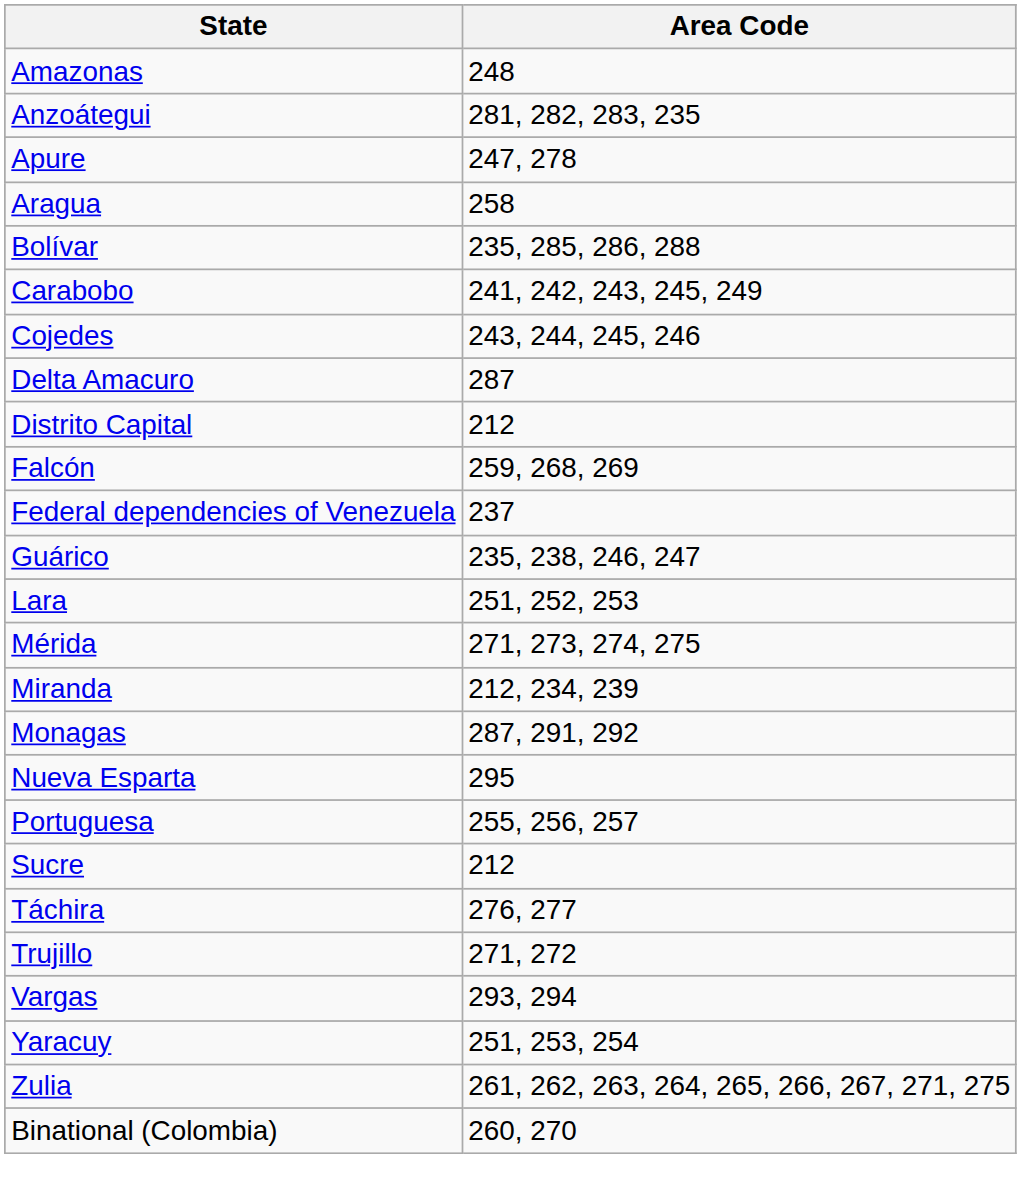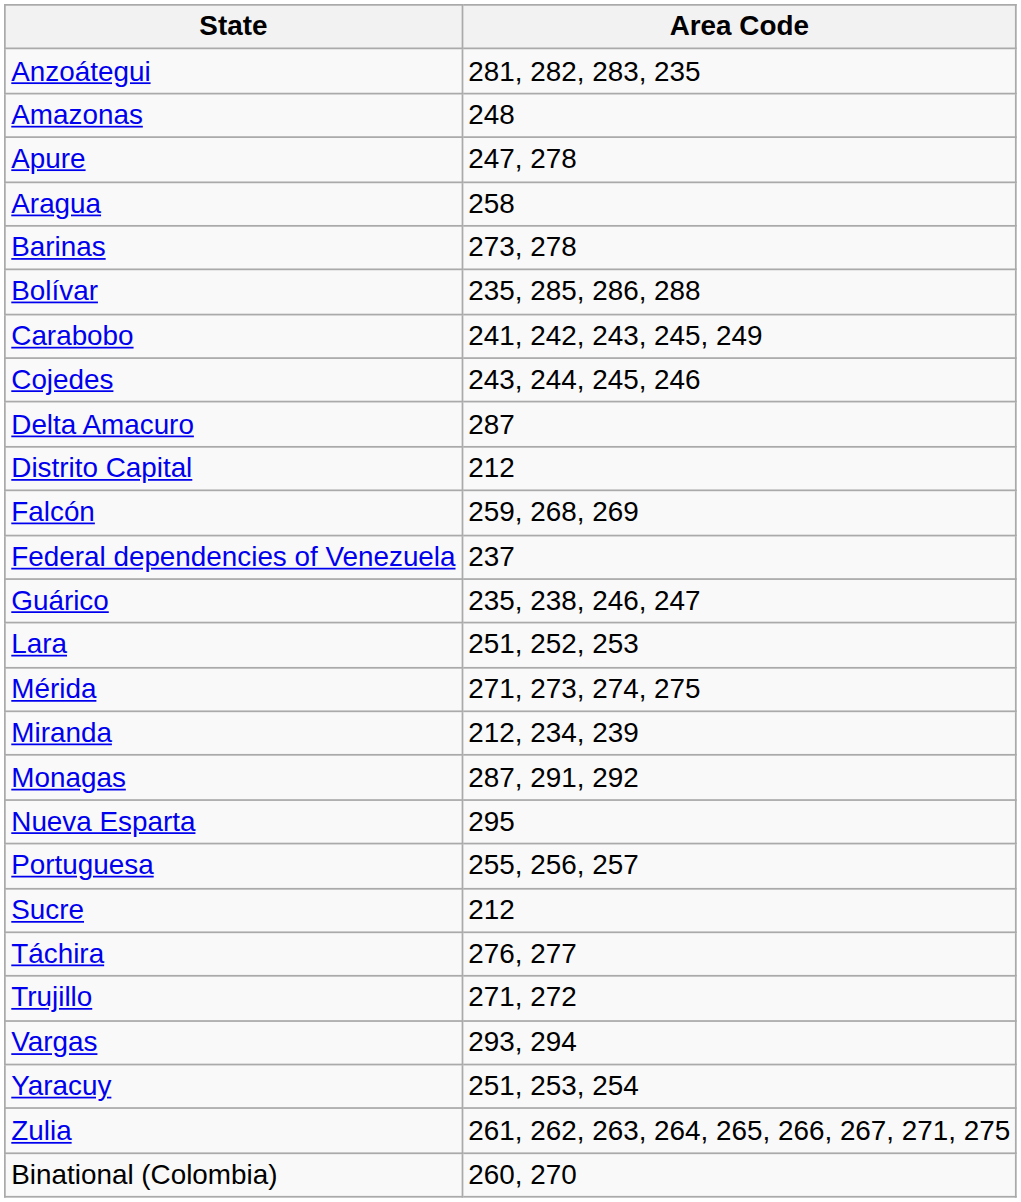rows swapped: (77, 70) <-> (81, 114)
+ row: (58, 247)
